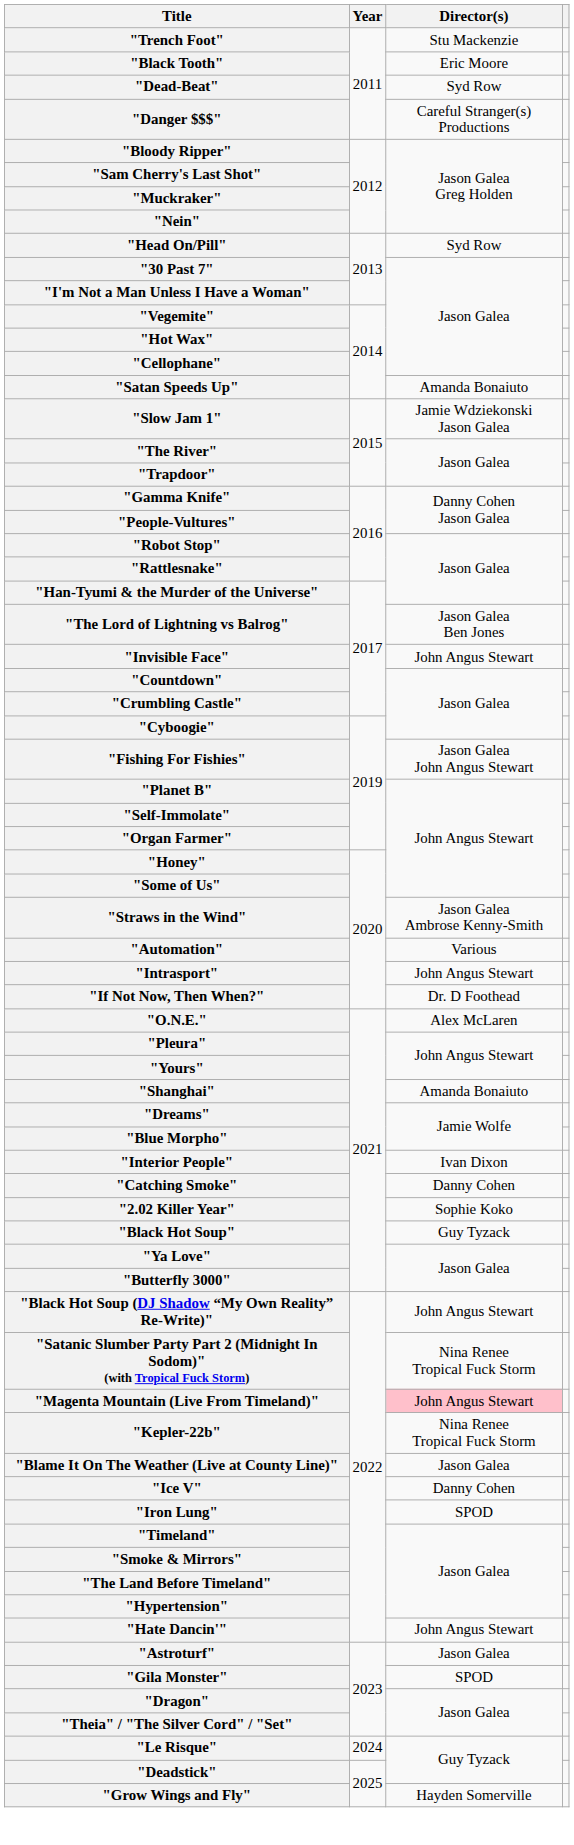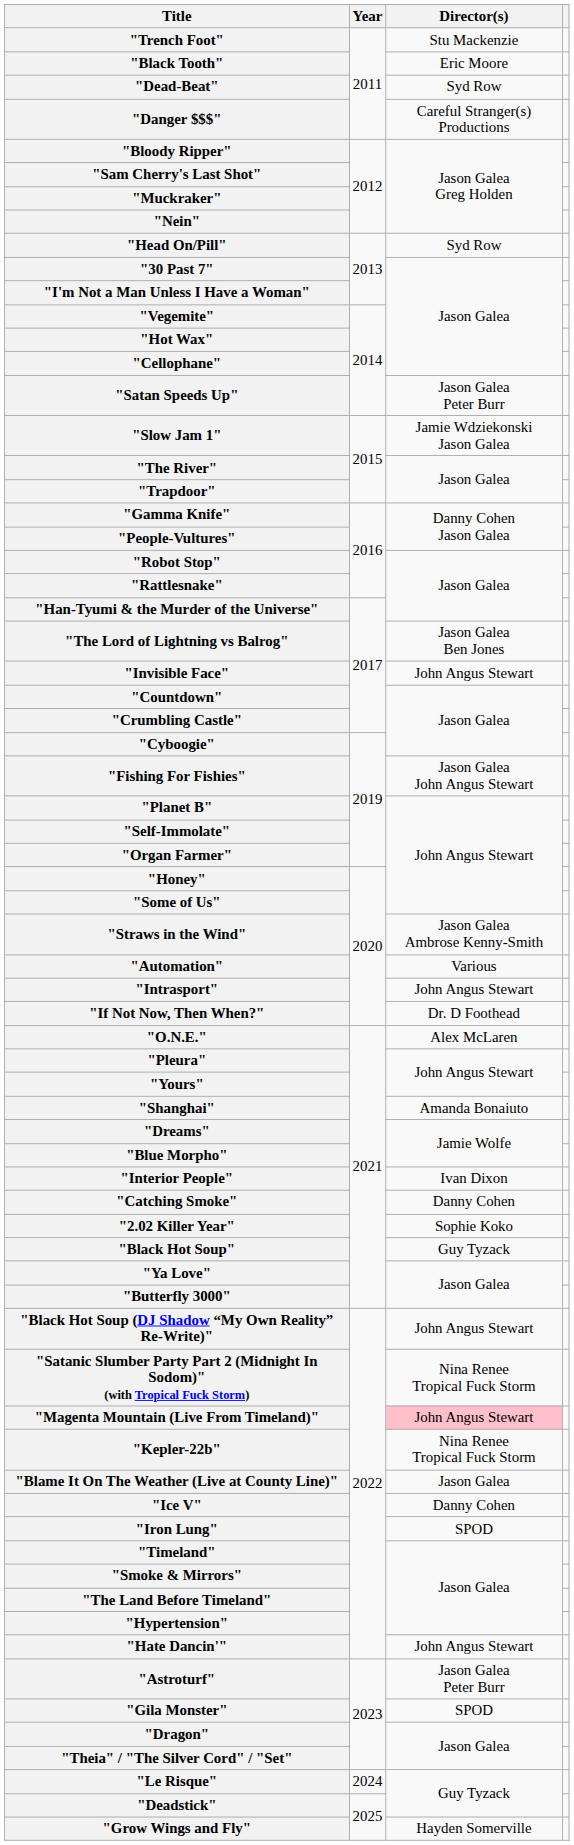(474, 387) Amanda Bonaiuto -> (474, 395) Jason Galea Peter Burr
(474, 1653) Jason Galea -> (474, 1678) Jason Galea Peter Burr
